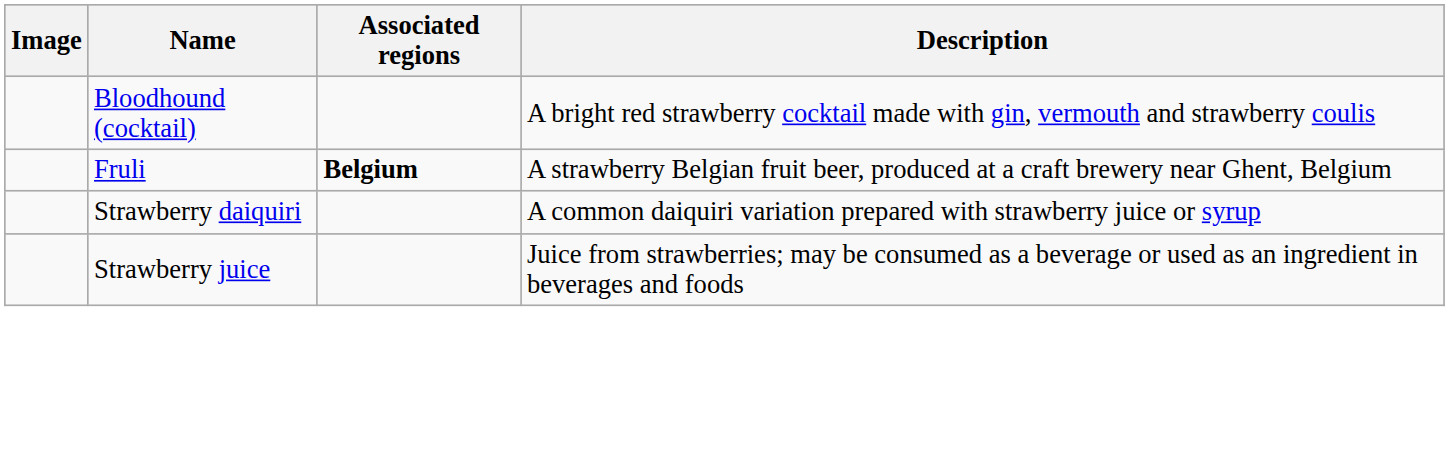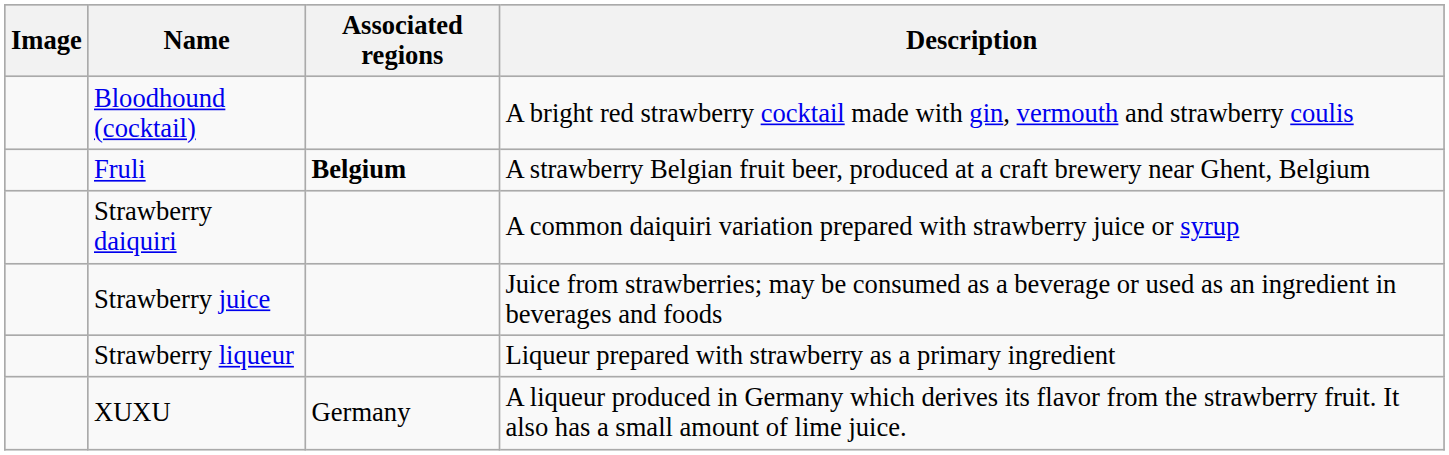+ row: (194, 355)
+ row: (132, 412)
